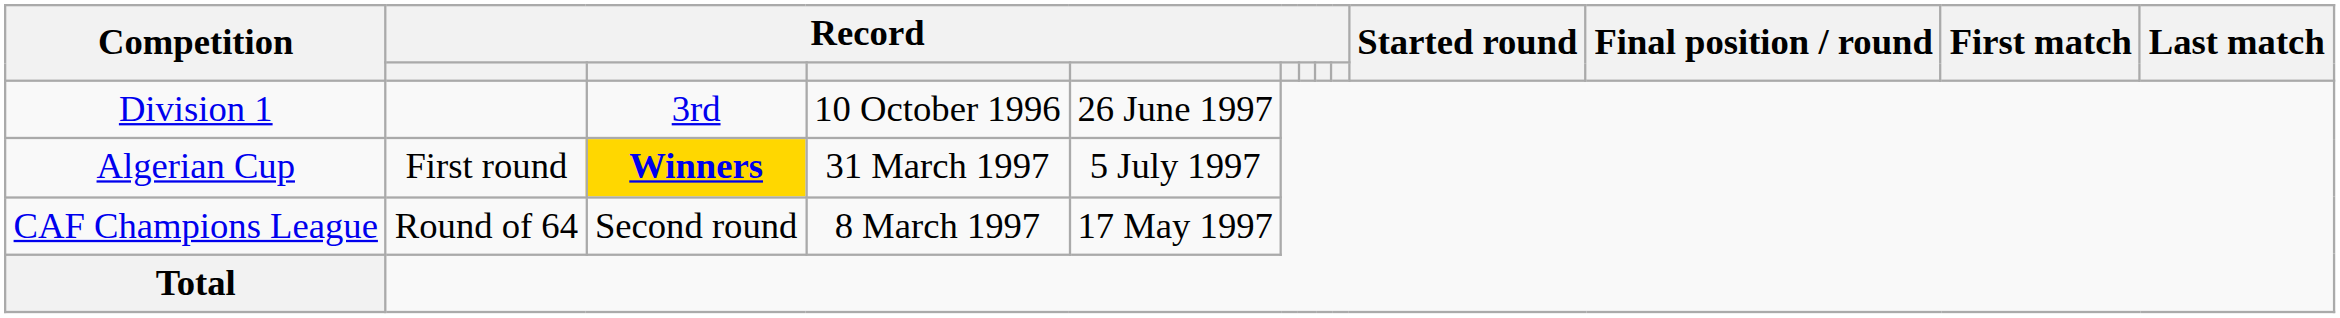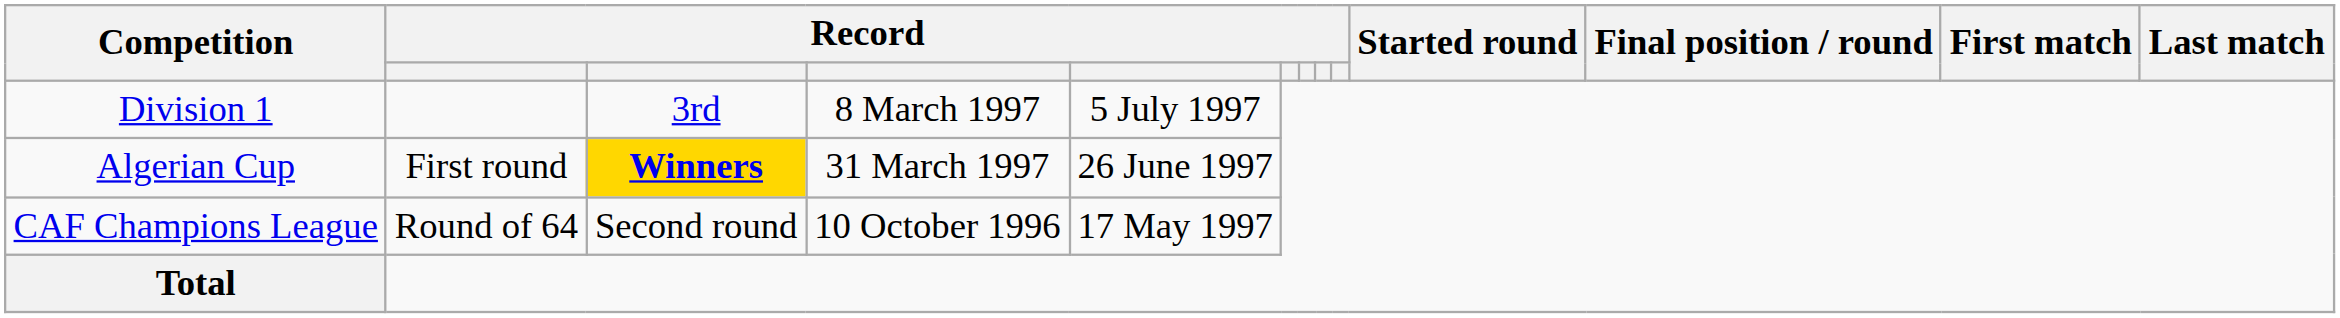(937, 108) 10 October 1996 -> (937, 108) 8 March 1997
(1175, 108) 26 June 1997 -> (1175, 108) 5 July 1997
(1175, 166) 5 July 1997 -> (1175, 166) 26 June 1997
(937, 224) 8 March 1997 -> (937, 224) 10 October 1996
